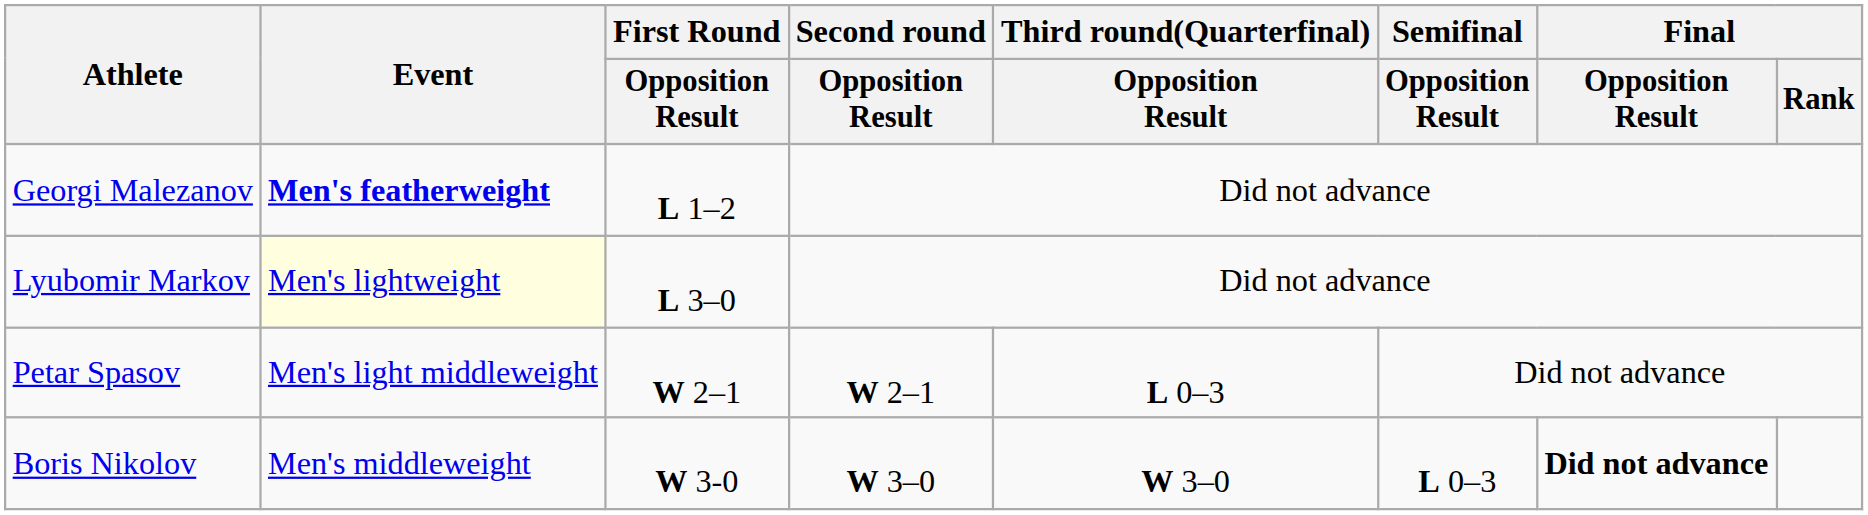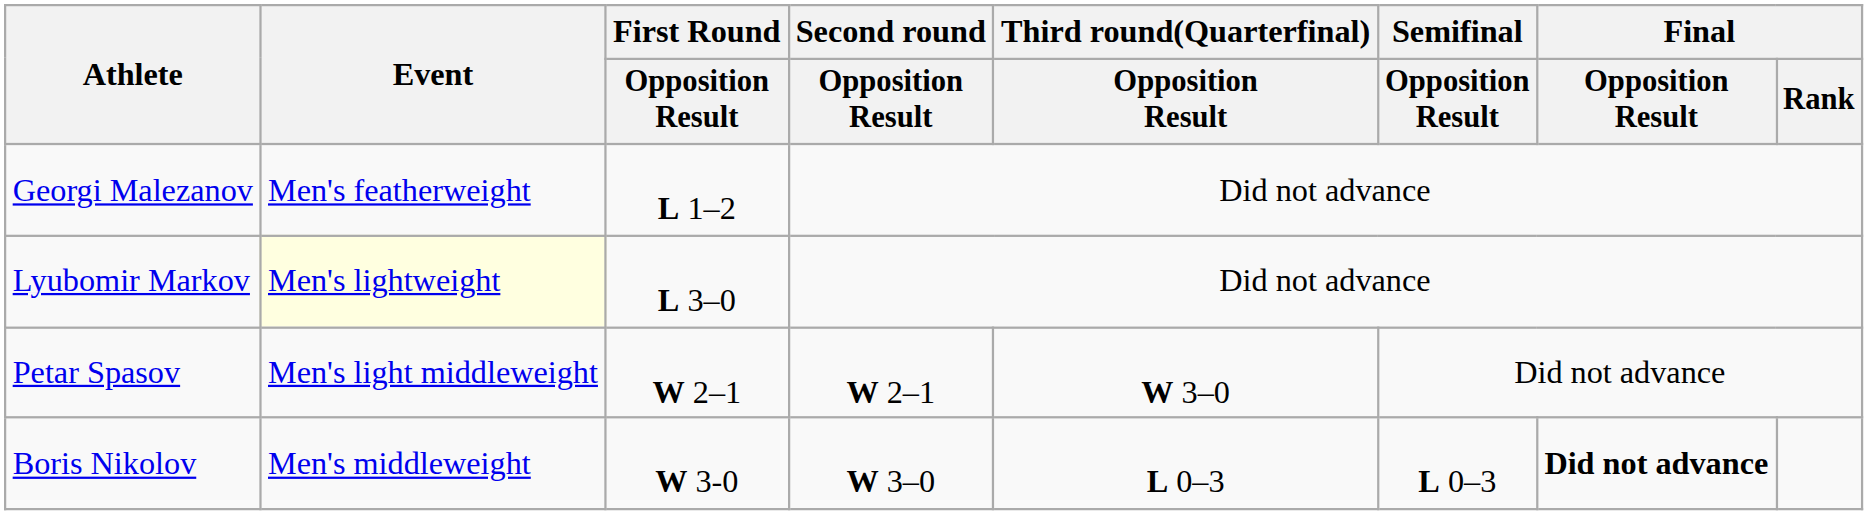(409, 189) bold -> (399, 189) normal
(1186, 391) L 0–3 -> (1186, 391) W 3–0
(1186, 482) W 3–0 -> (1186, 482) L 0–3
